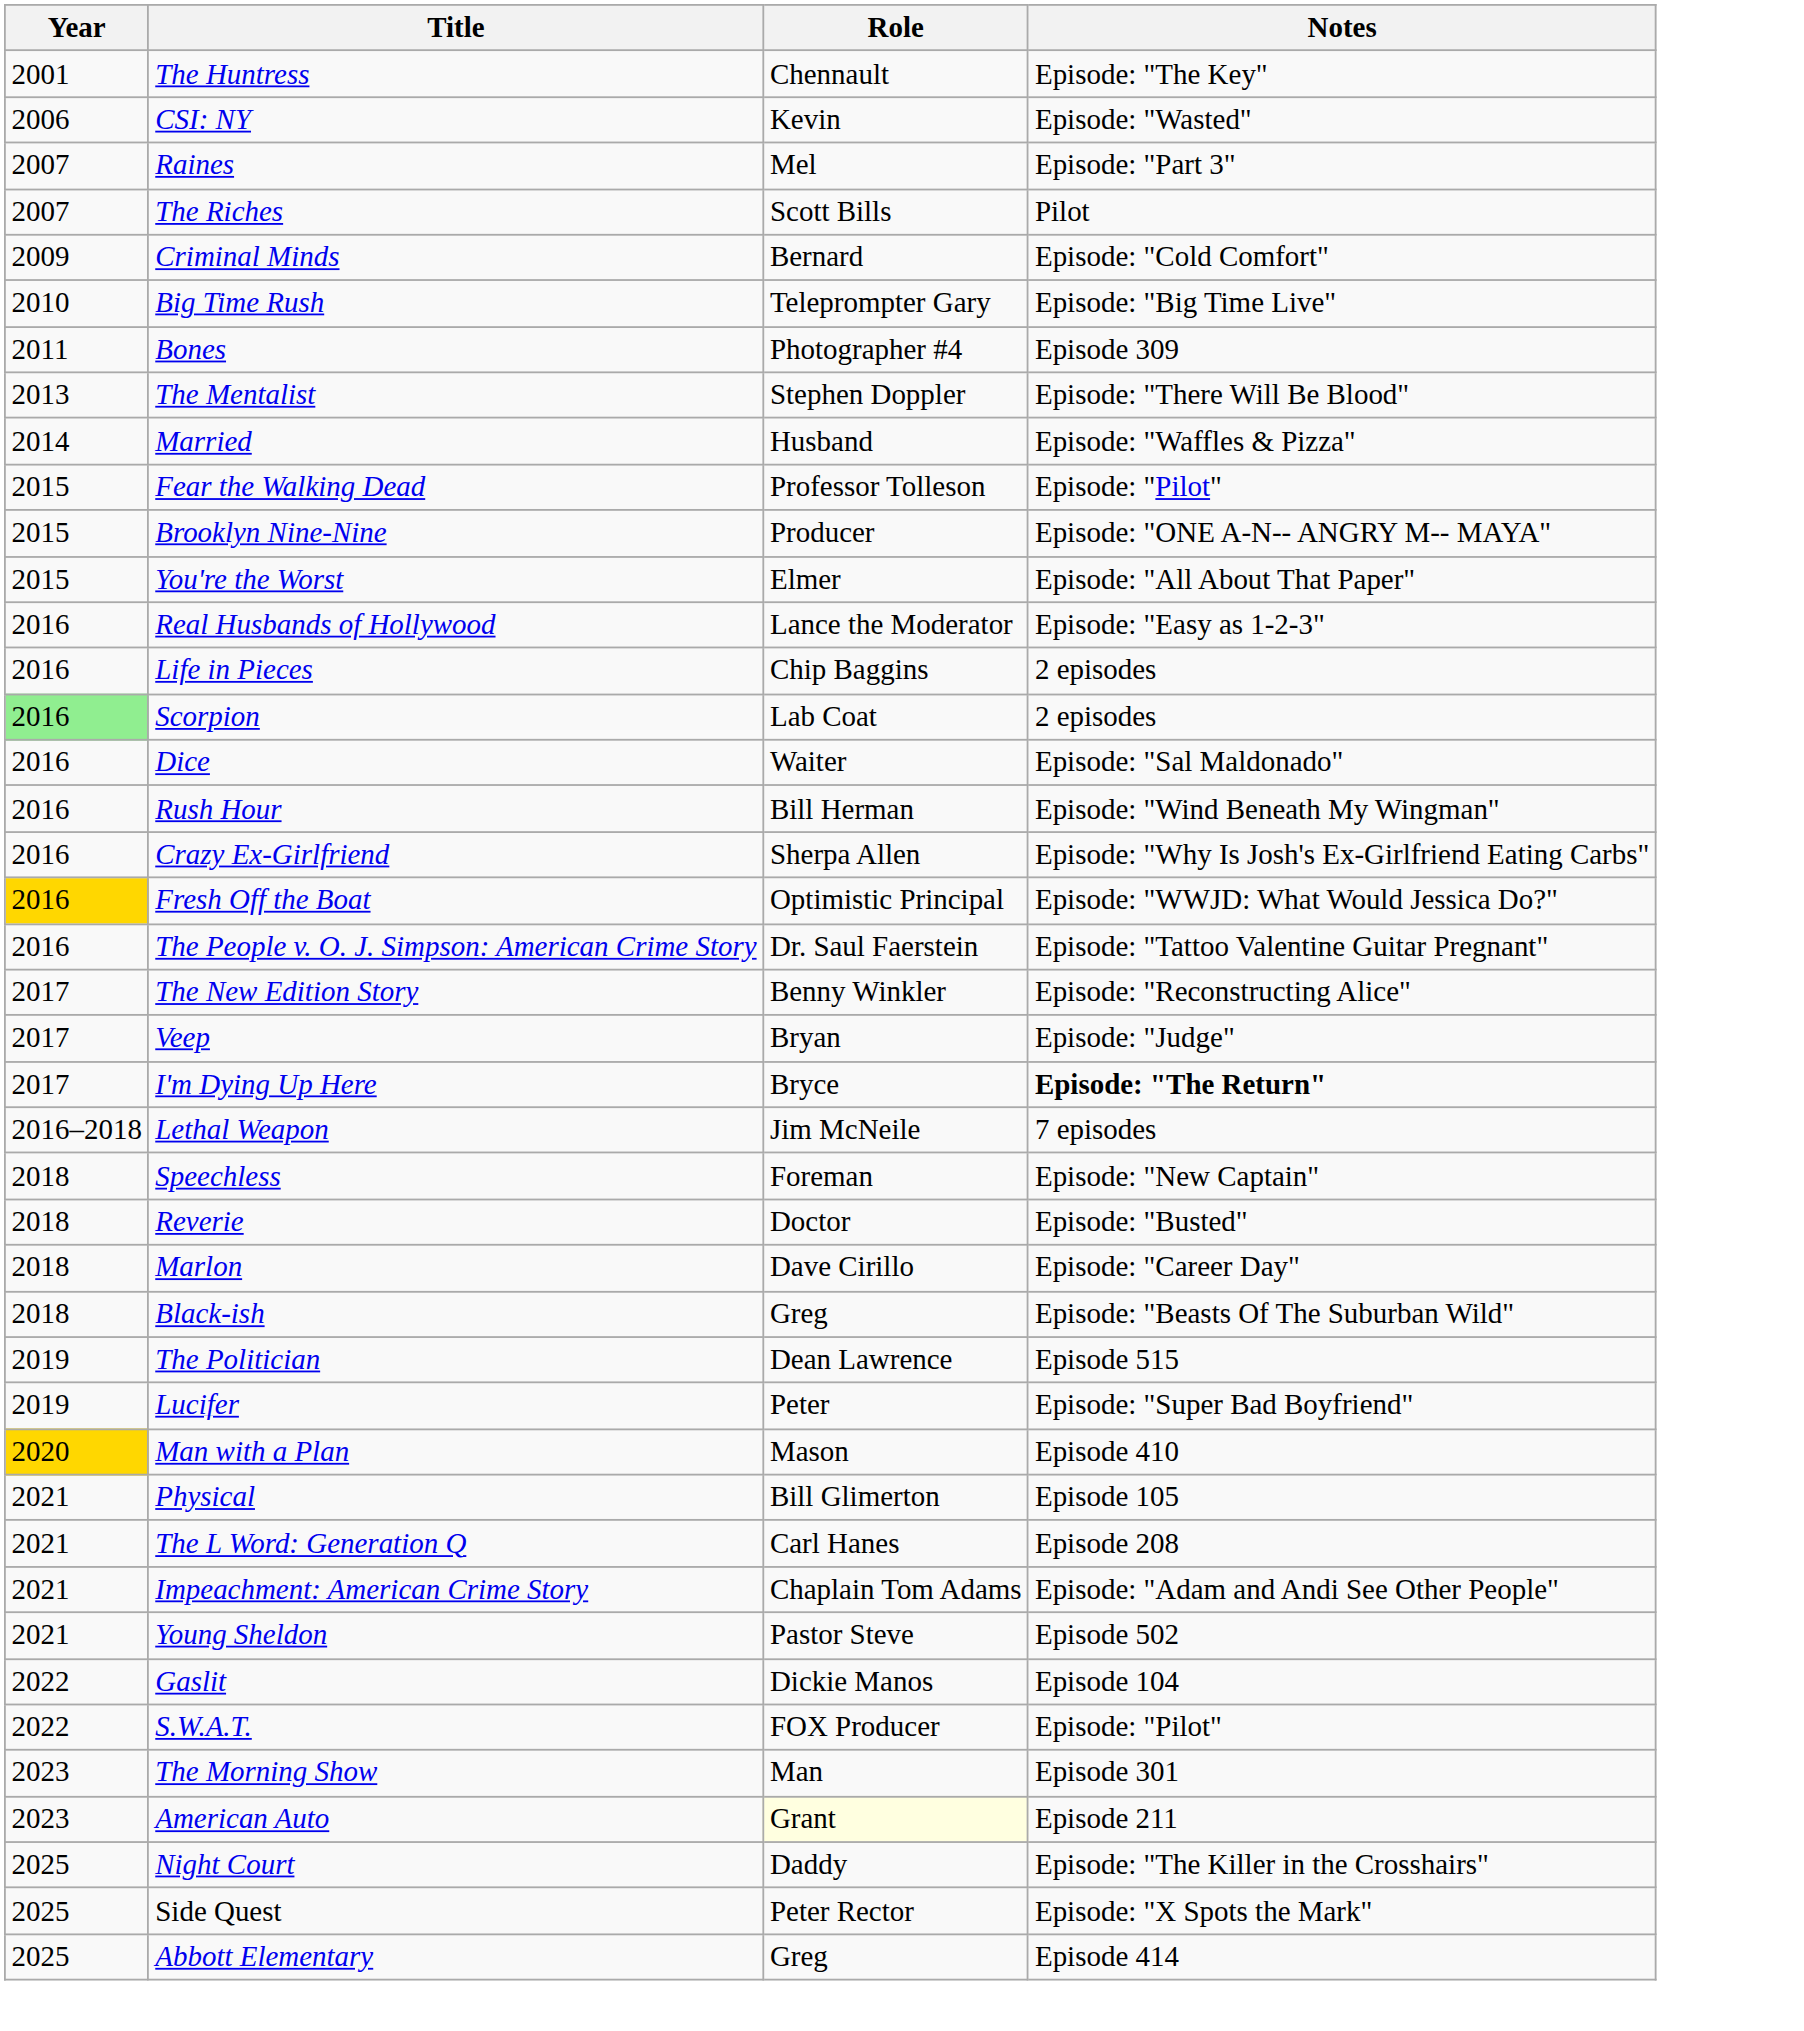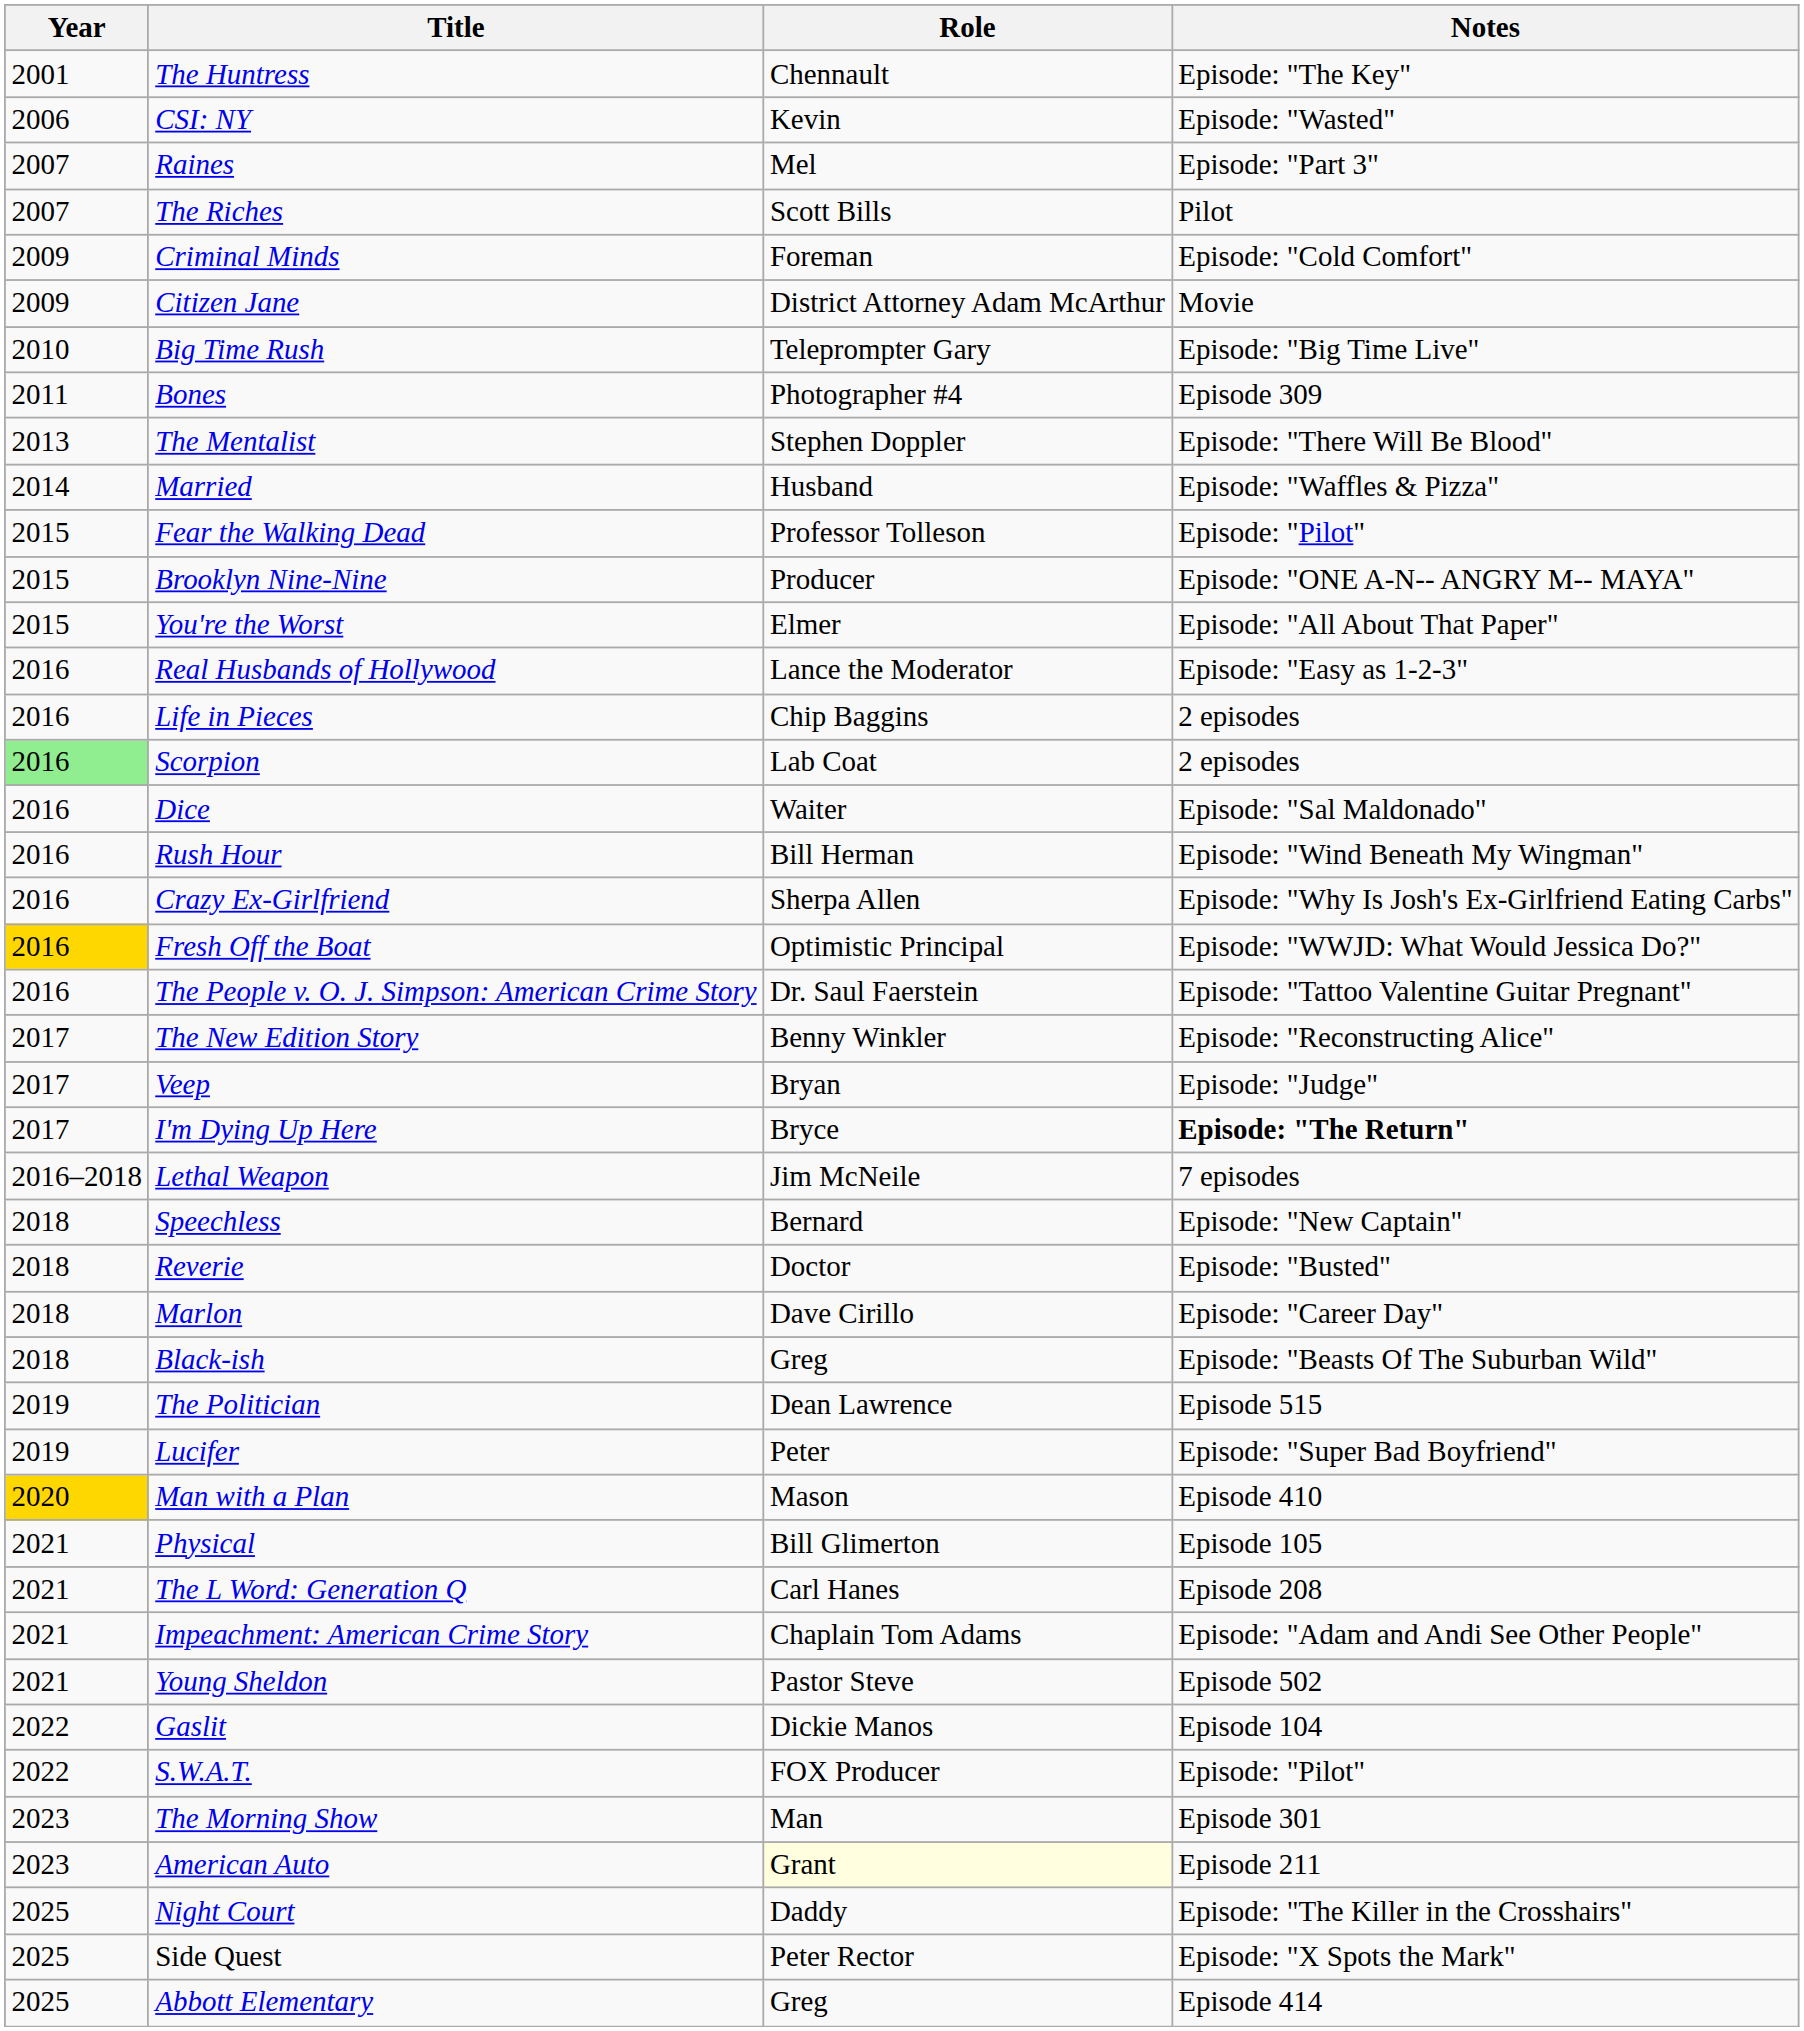(817, 257) Bernard -> (821, 257) Foreman
+ row: (227, 303)
(821, 1175) Foreman -> (817, 1221) Bernard
